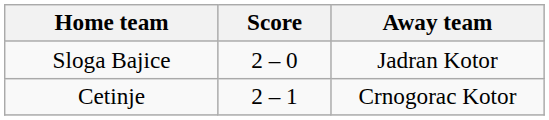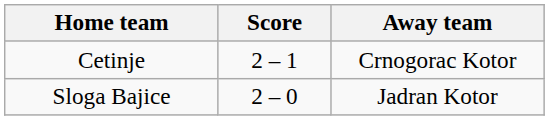rows swapped: (112, 59) <-> (112, 96)
